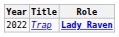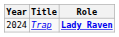(17, 25) 2022 -> (17, 25) 2024
